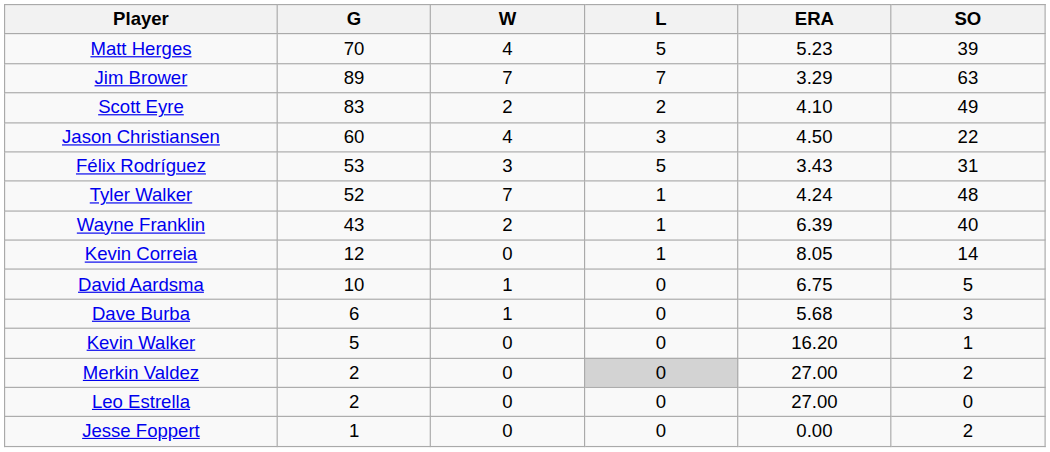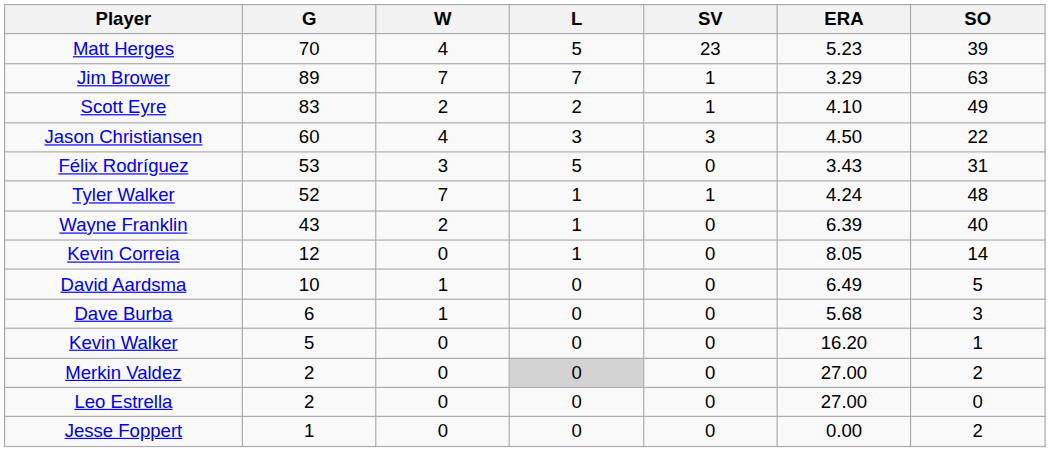+ column: (710, 19)
(814, 284) 6.75 -> (844, 284) 6.49
